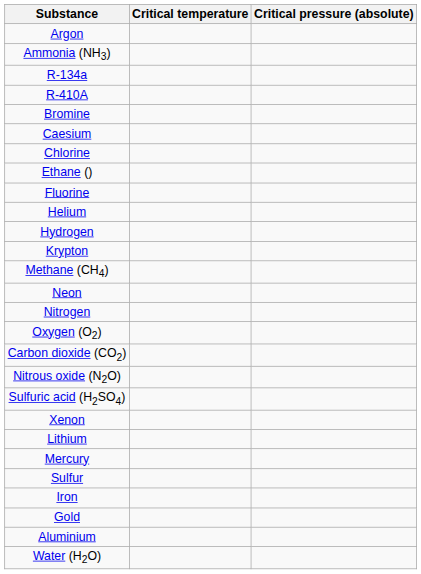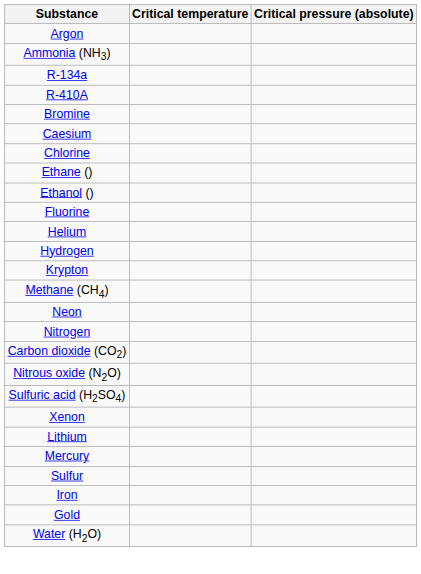+ row: (67, 192)
- row: (67, 333)
- row: (67, 537)
